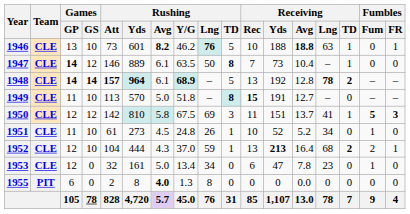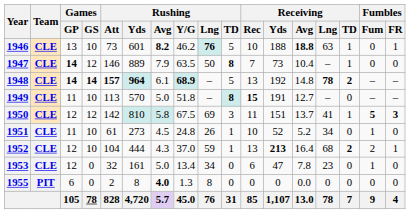(163, 64) 6.1 -> (163, 64) 7.9
(304, 81) 12.8 -> (304, 81) 14.8
